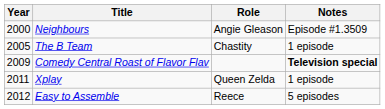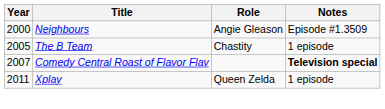(19, 63) 2009 -> (19, 63) 2007
- row: (77, 96)
